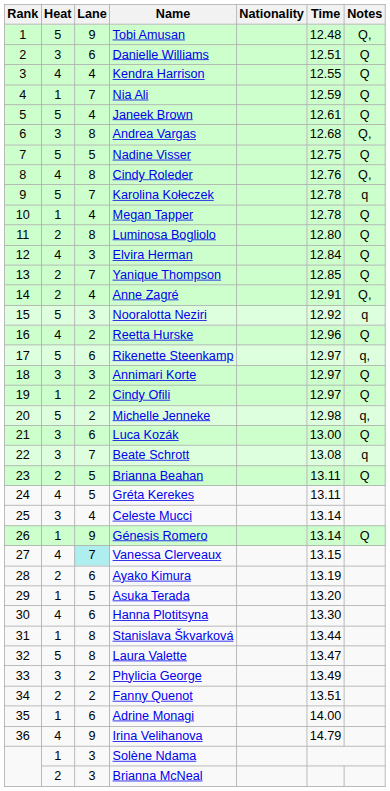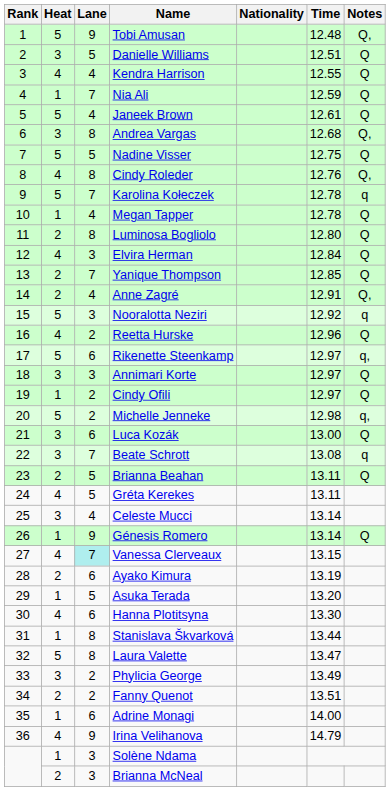(92, 54) 6 -> (92, 54) 5
